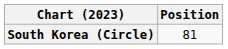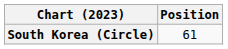(190, 34) 81 -> (190, 34) 61
